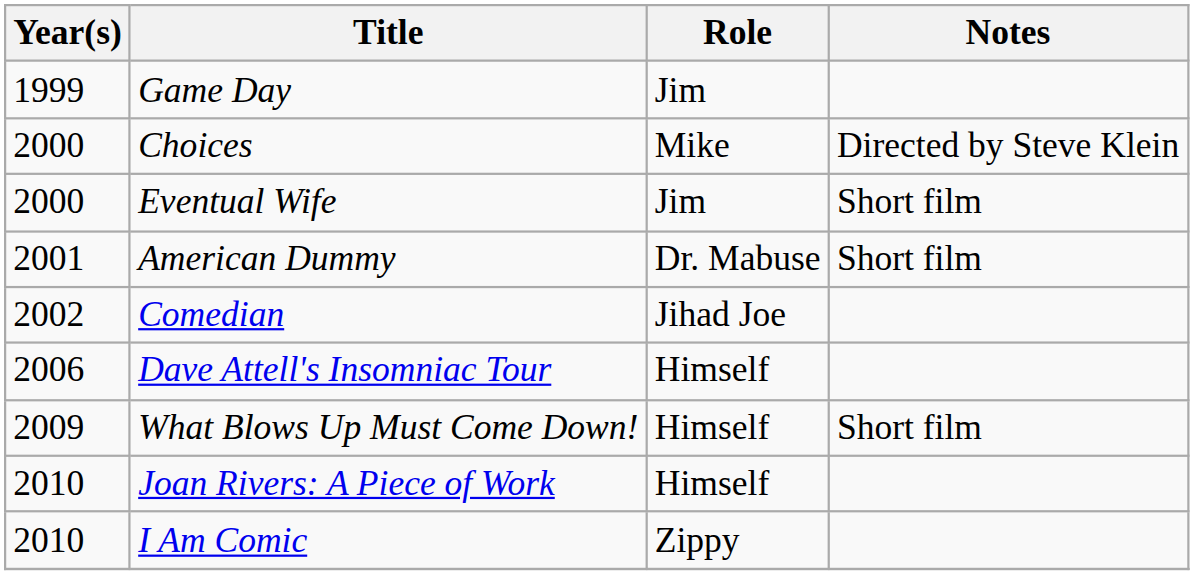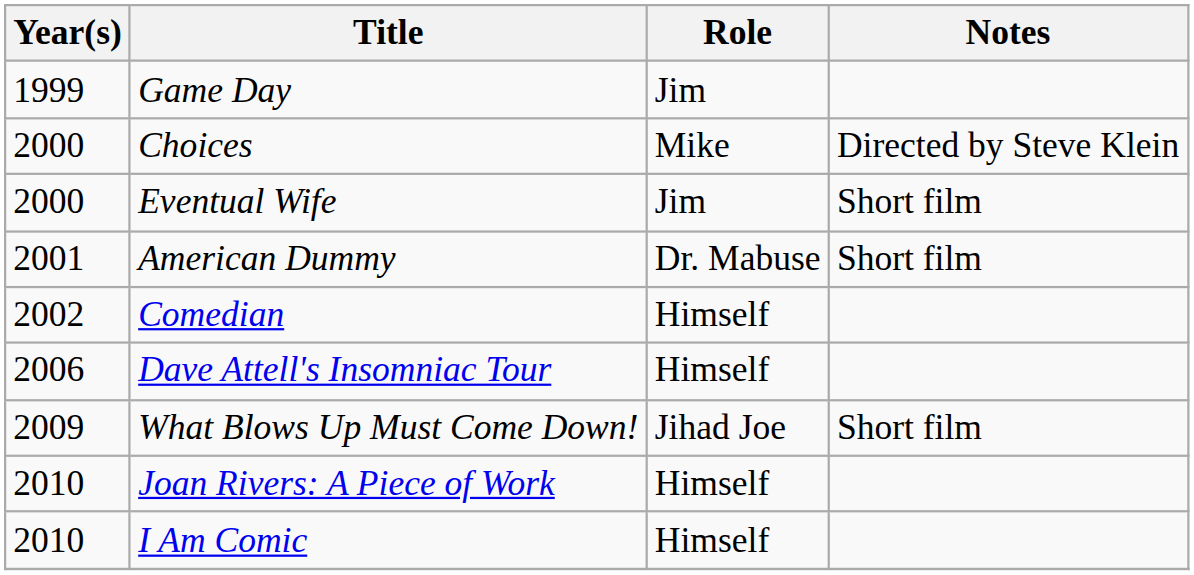(720, 314) Jihad Joe -> (712, 314) Himself
(712, 426) Himself -> (720, 426) Jihad Joe
(697, 539) Zippy -> (712, 539) Himself
